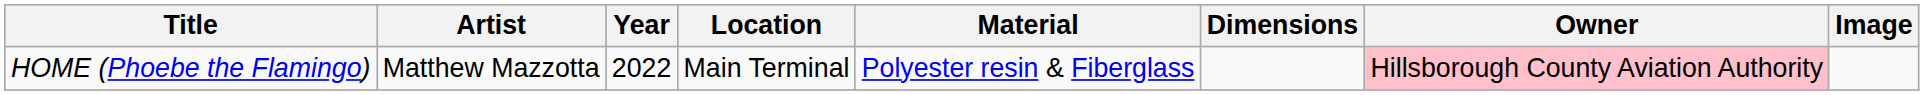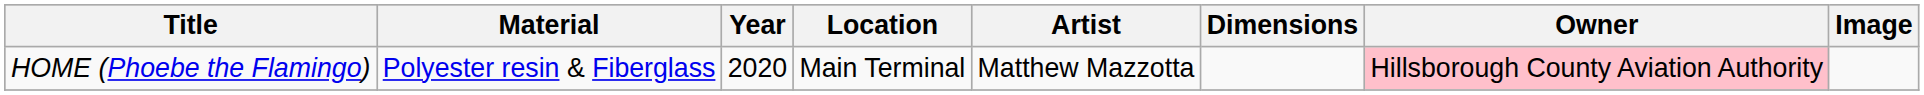columns swapped: (491, 25) <-> (1028, 25)
(642, 68) 2022 -> (757, 68) 2020
